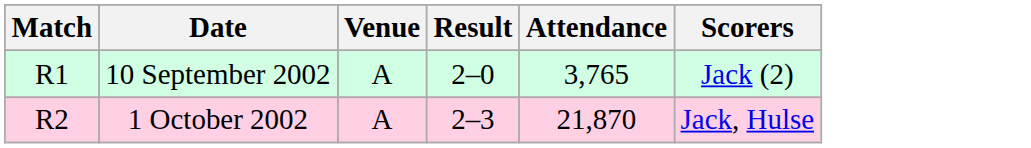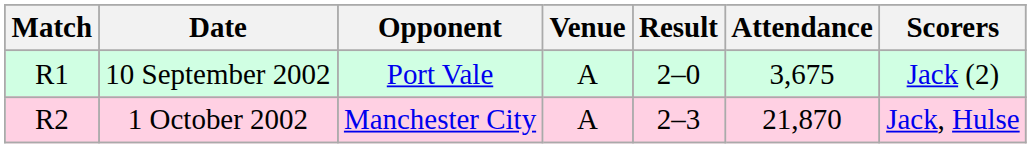+ column: (440, 27)
(596, 73) 3,765 -> (802, 73) 3,675
